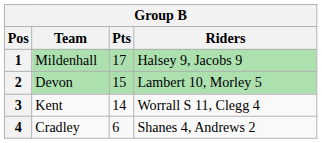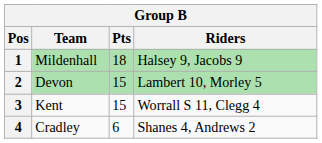(119, 60) 17 -> (119, 60) 18
(119, 104) 14 -> (119, 104) 15
